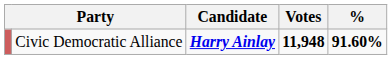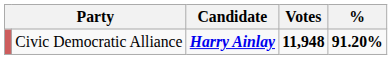(357, 41) 91.60% -> (357, 41) 91.20%
